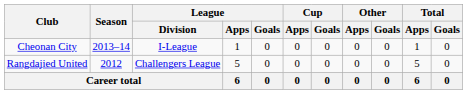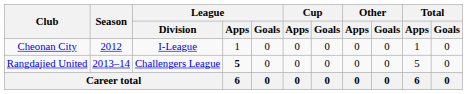(111, 47) 2013–14 -> (111, 47) 2012
(111, 64) 2012 -> (111, 64) 2013–14
(237, 64) normal -> (237, 64) bold
